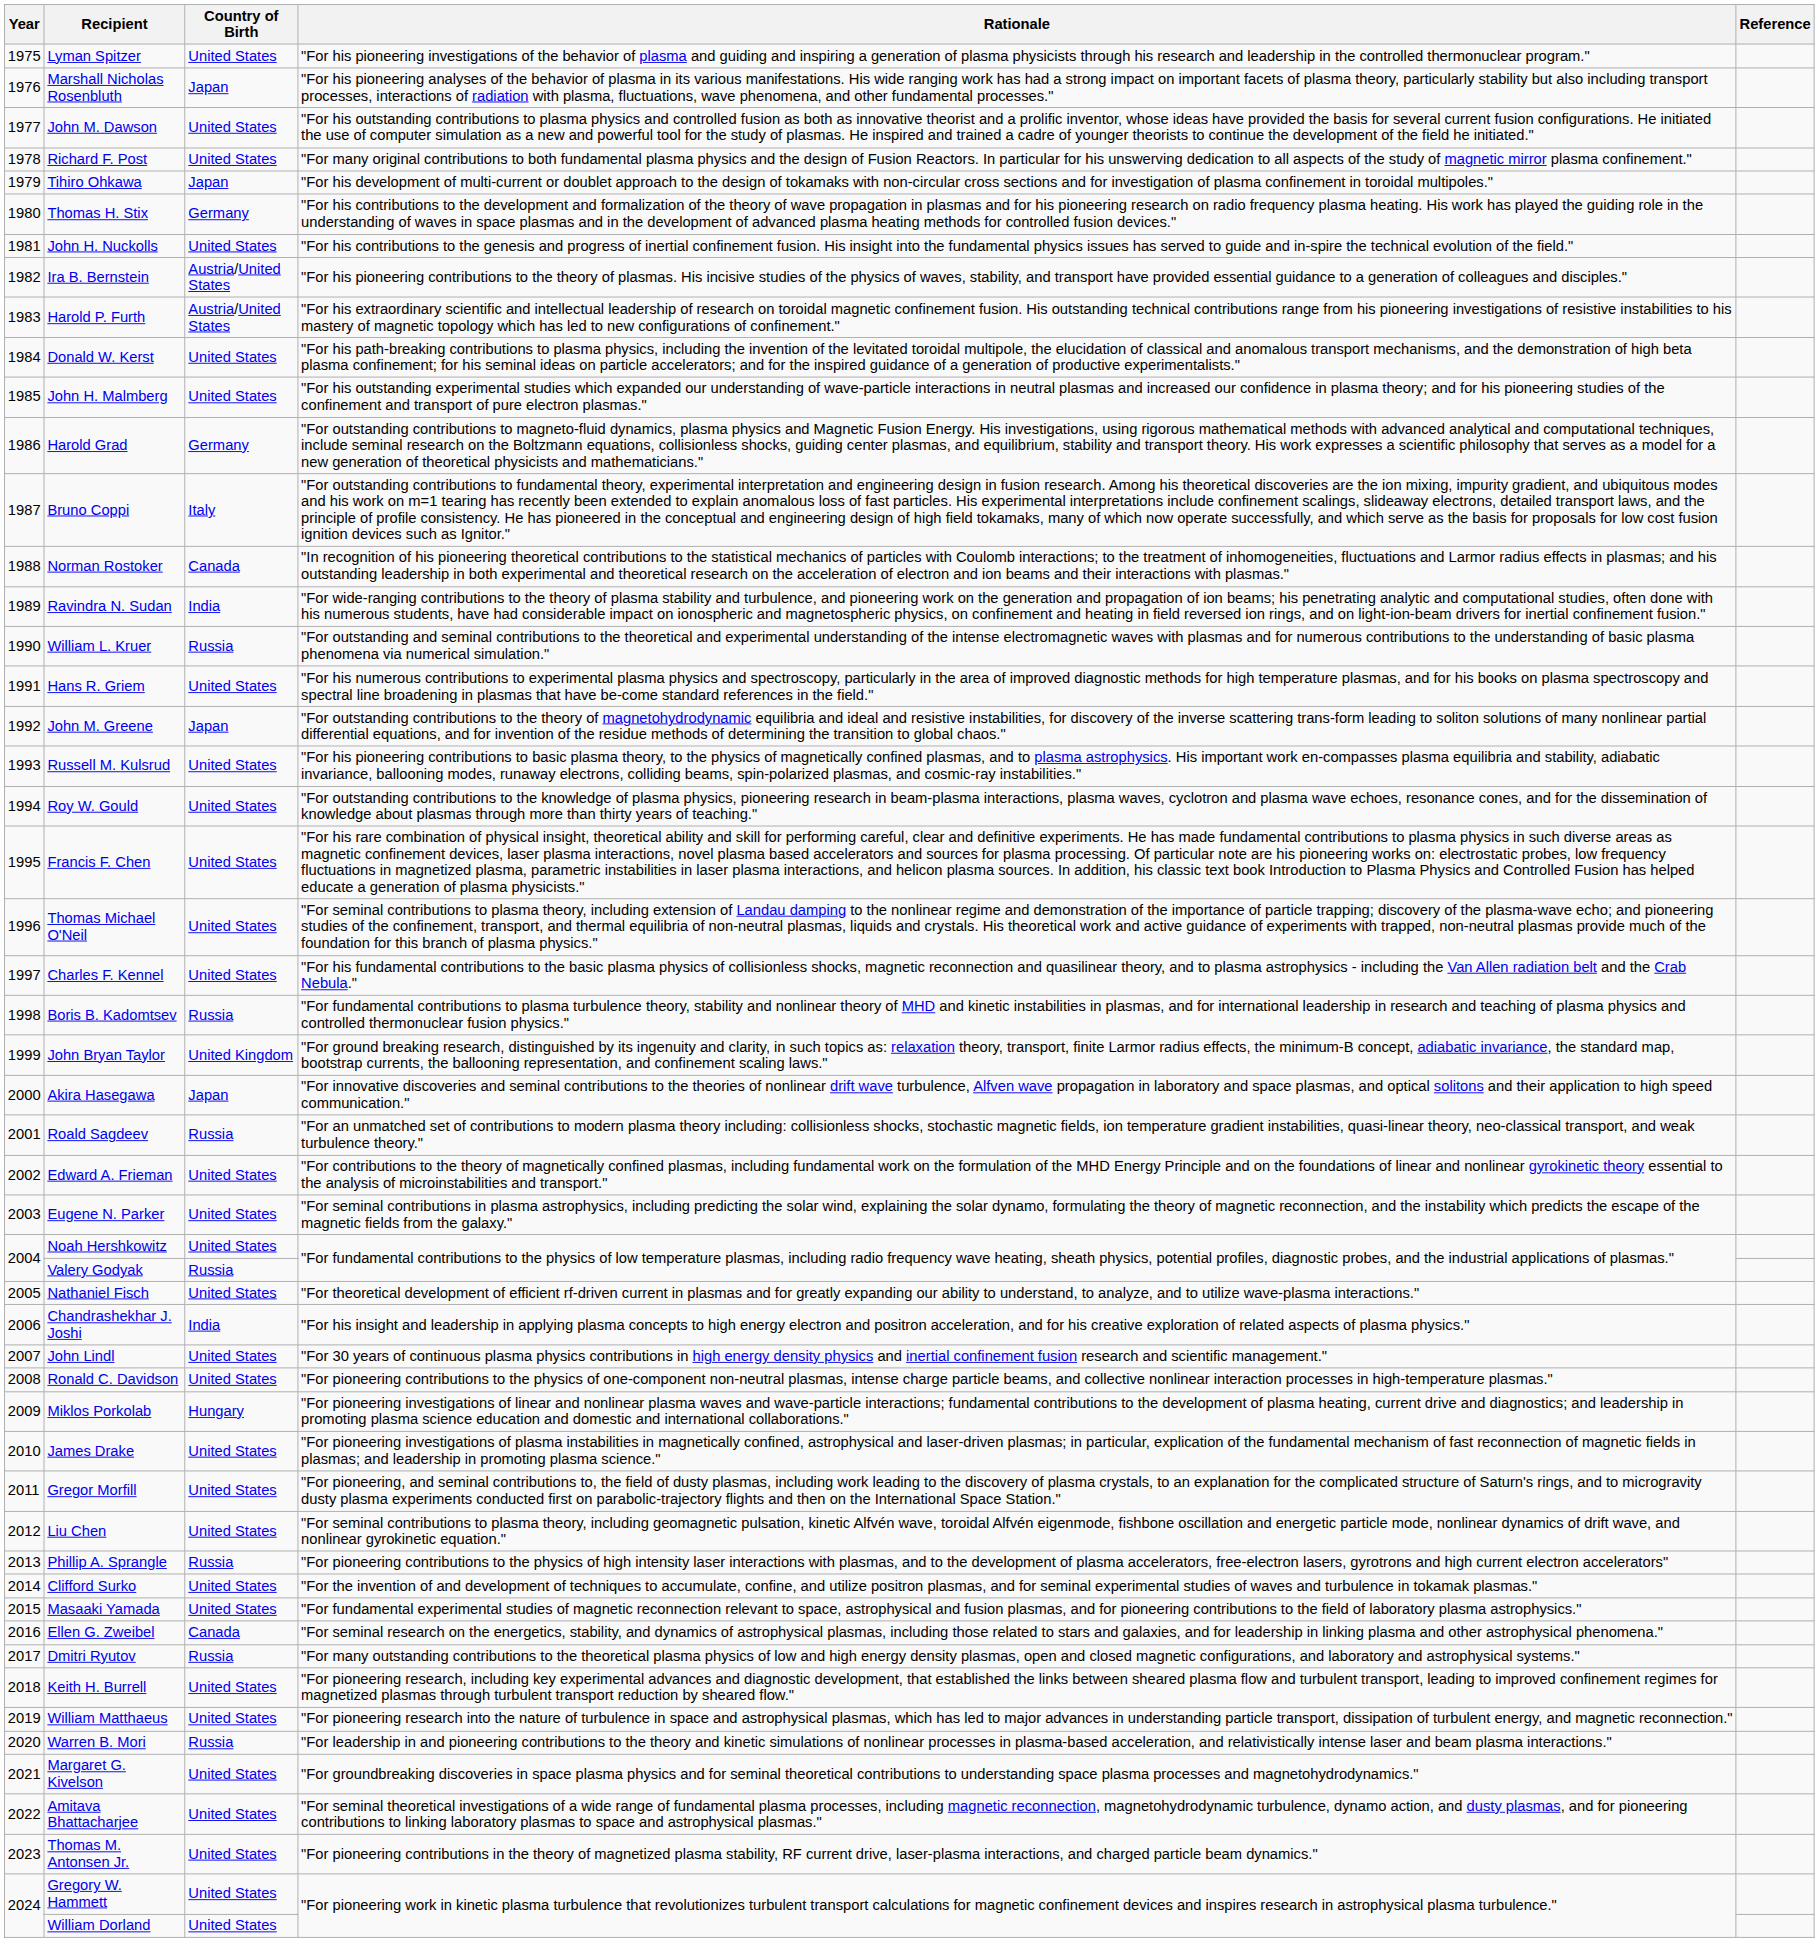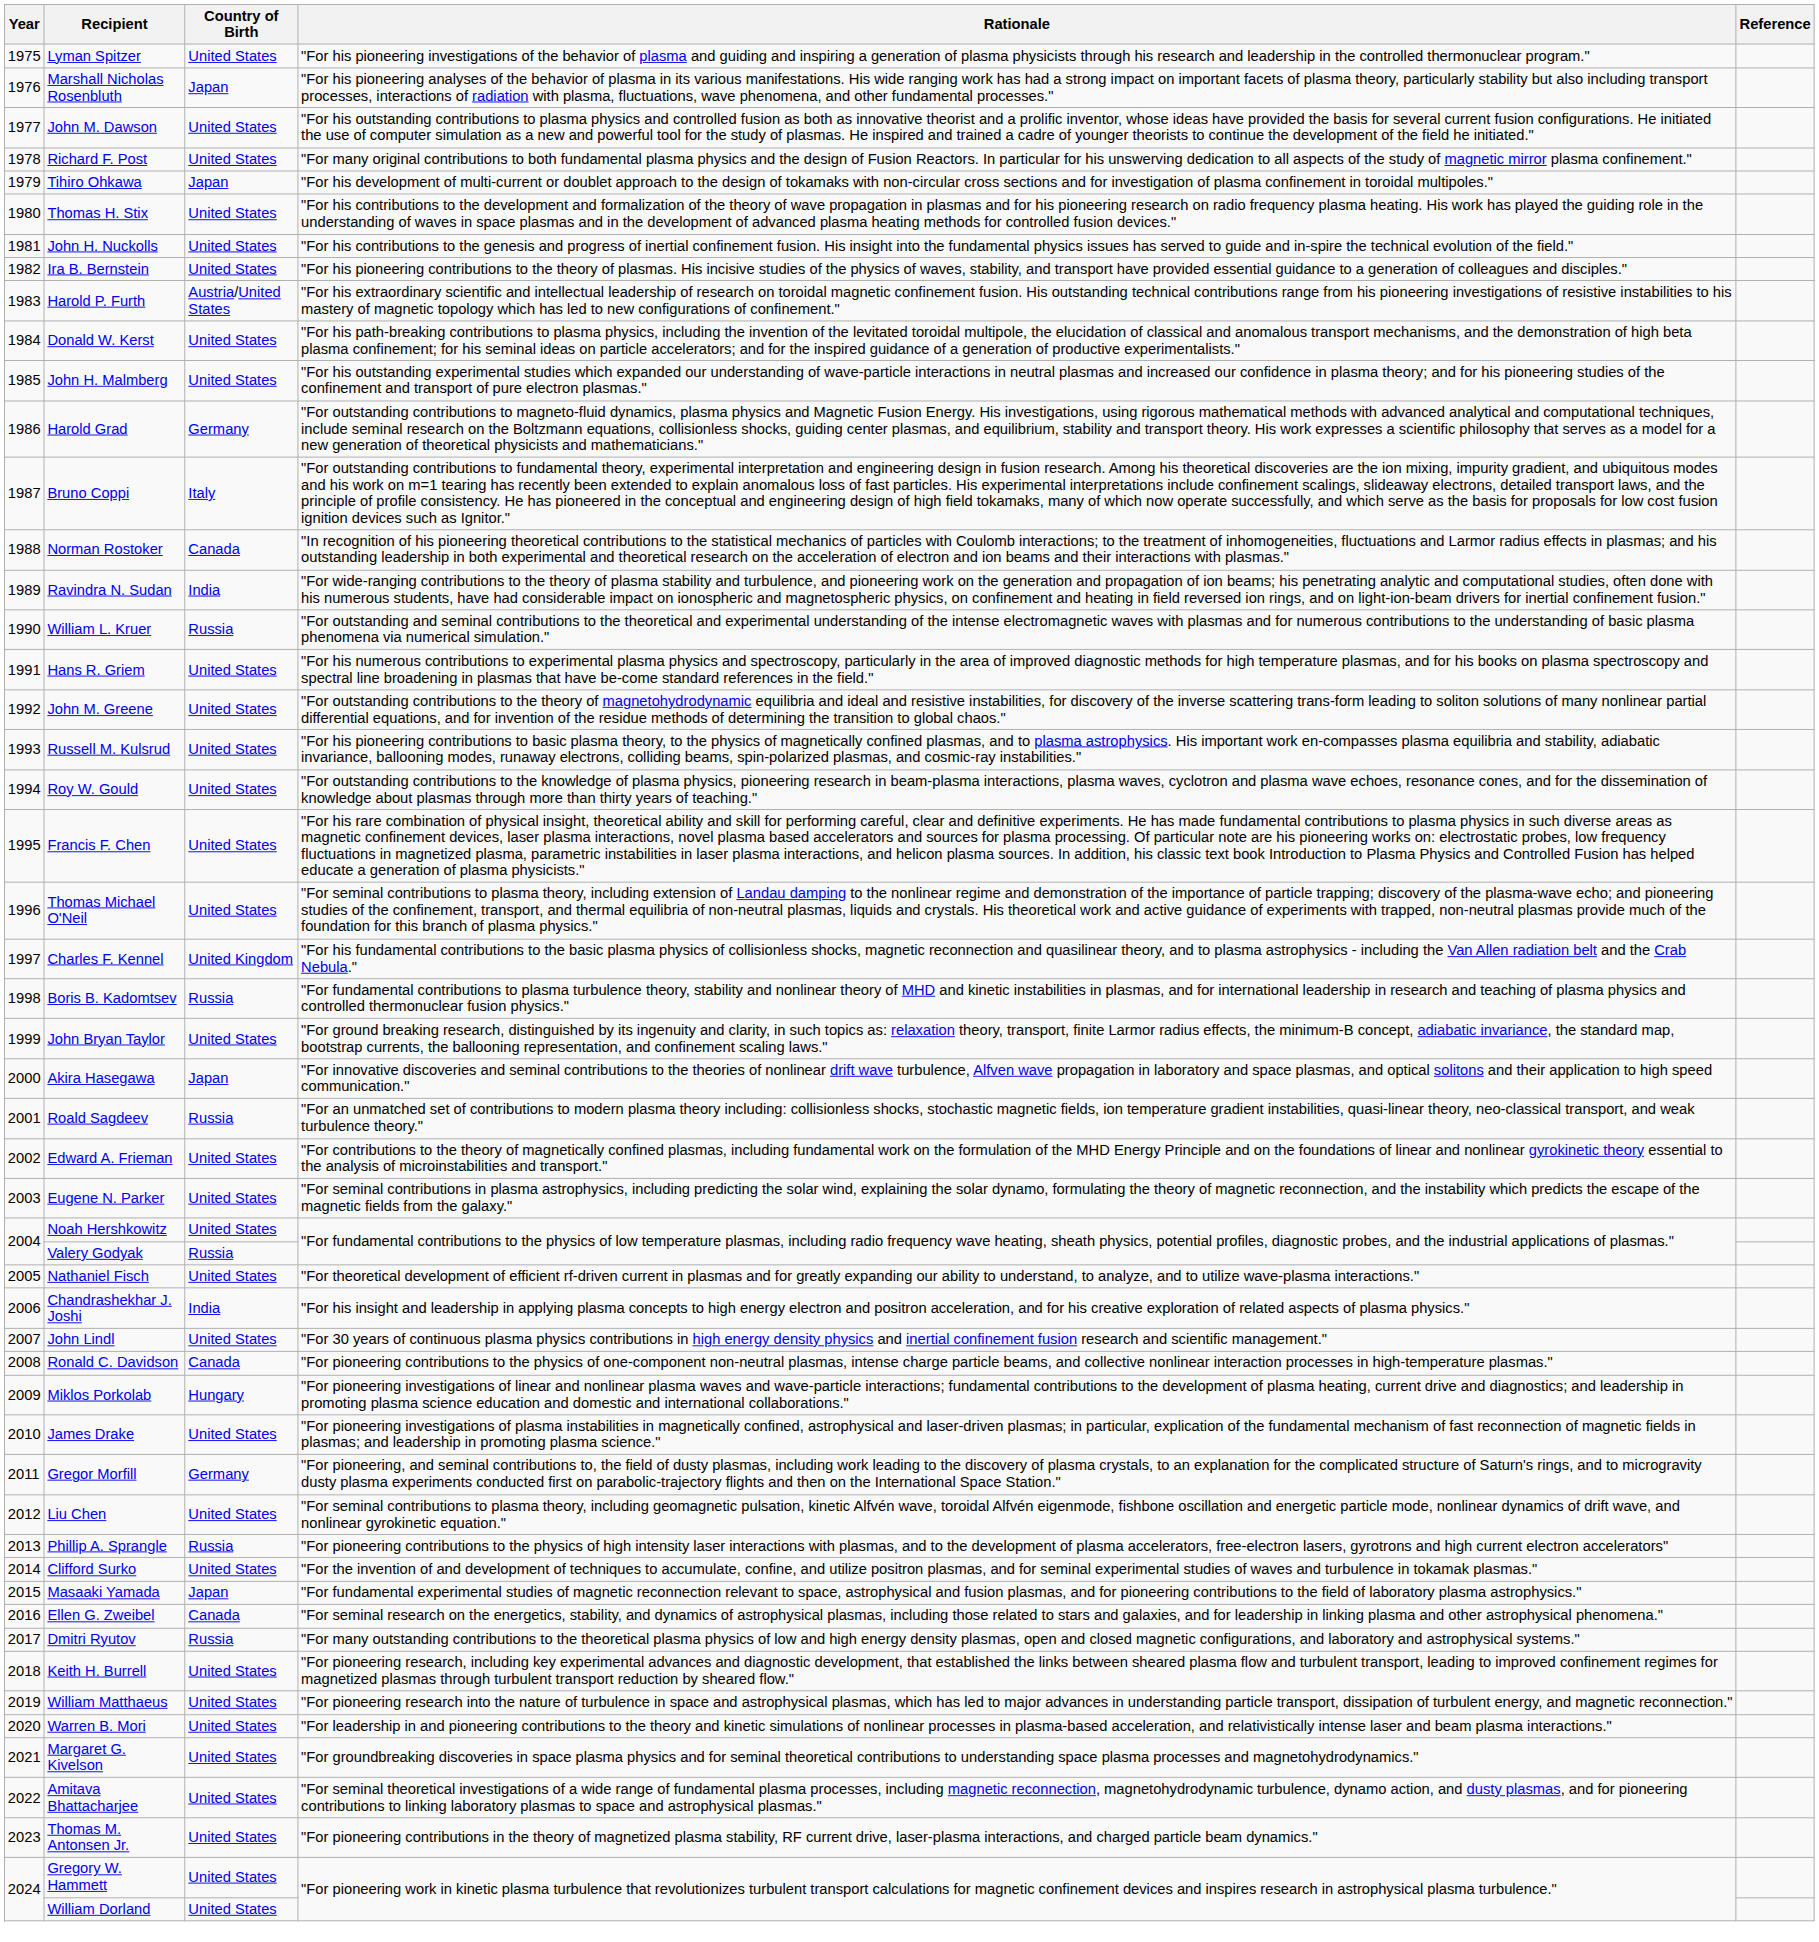(219, 214) Germany -> (233, 214) United States
(235, 277) Austria/United States -> (233, 269) United States
(208, 726) Japan -> (233, 709) United States
(233, 975) United States -> (241, 958) United Kingdom
(241, 1055) United Kingdom -> (233, 1038) United States
(233, 1379) United States -> (214, 1363) Canada
(233, 1491) United States -> (219, 1474) Germany
(233, 1609) United States -> (208, 1592) Japan
(211, 1742) Russia -> (233, 1726) United States
